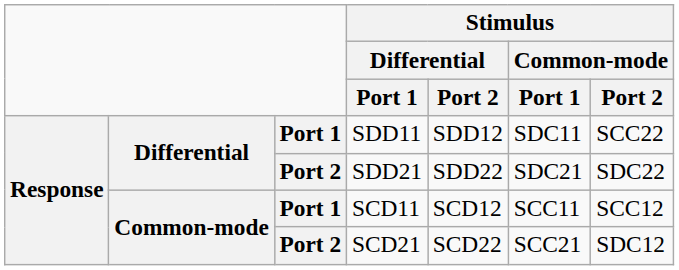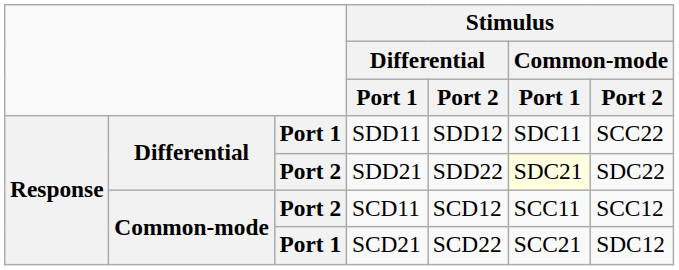(548, 171) no background -> (548, 171) lightyellow background
(310, 208) Port 1 -> (310, 208) Port 2
(310, 245) Port 2 -> (310, 245) Port 1
